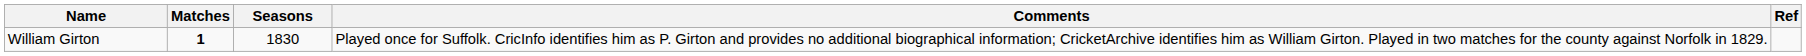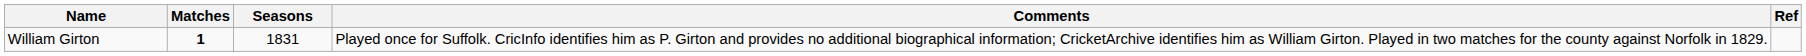(283, 39) 1830 -> (283, 39) 1831
